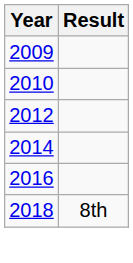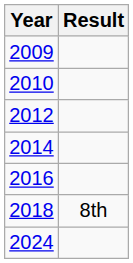+ row: (31, 242)
